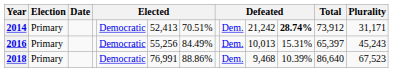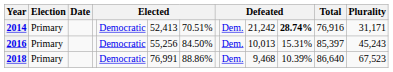(330, 28) 73,912 -> (330, 28) 76,916
(197, 43) 84.49% -> (197, 43) 84.50%
(330, 43) 65,397 -> (330, 43) 85,397
